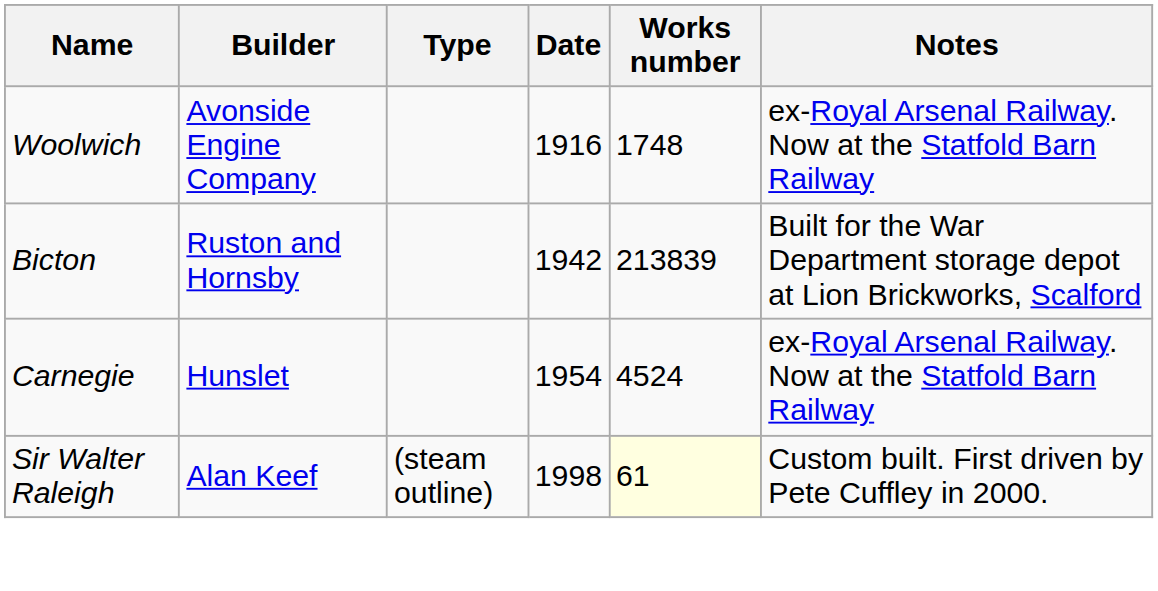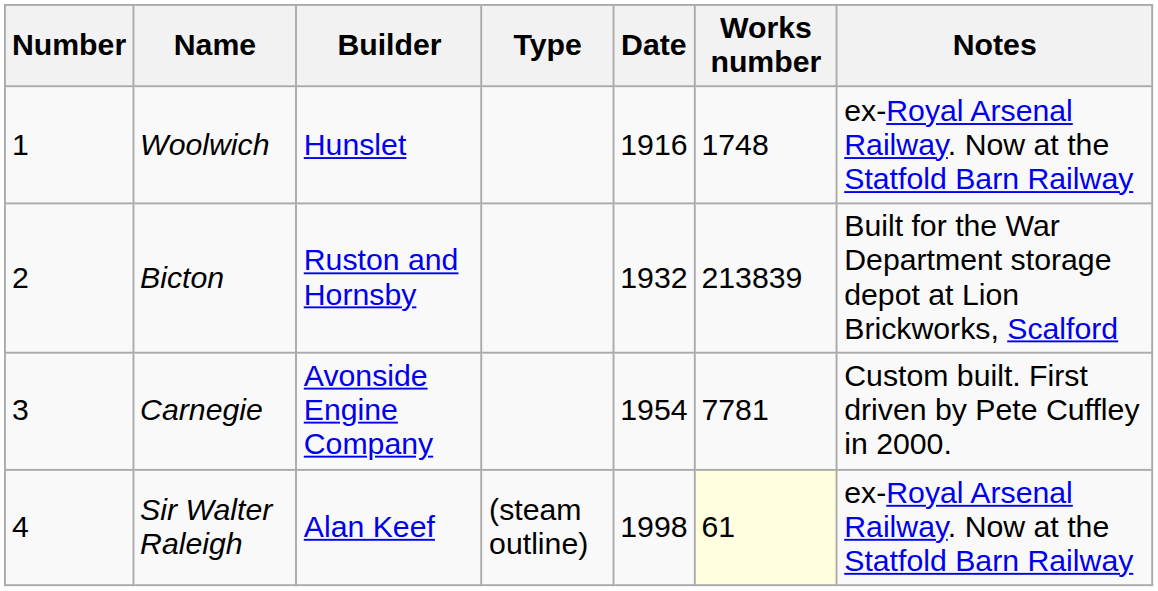+ column: (69, 45)
(251, 144) Avonside Engine Company -> (355, 144) Hunslet
(568, 260) 1942 -> (654, 277) 1932
(238, 376) Hunslet -> (368, 410) Avonside Engine Company
(650, 376) 4524 -> (735, 410) 7781
(943, 376) ex-Royal Arsenal Railway. Now at the Statfold Barn Railway -> (992, 410) Custom built. First driven by Pete Cuffley in 2000.
(956, 475) Custom built. First driven by Pete Cuffley in 2000. -> (989, 526) ex-Royal Arsenal Railway. Now at the Statfold Barn Railway
